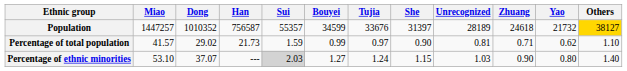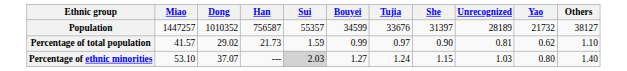- column: (514, 12)
(608, 28) gold background -> (586, 28) no background
